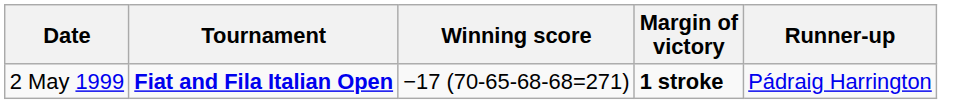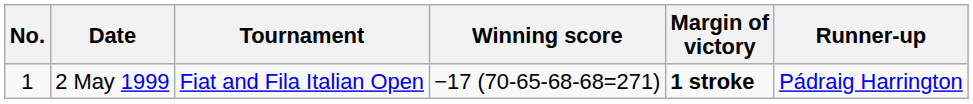+ column: (27, 34)
(264, 81) bold -> (302, 81) normal
